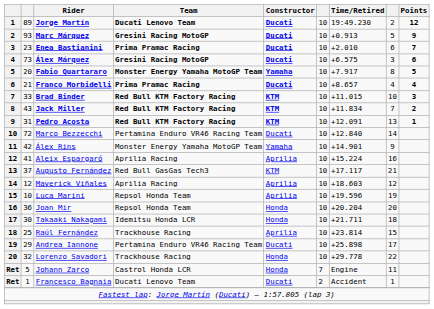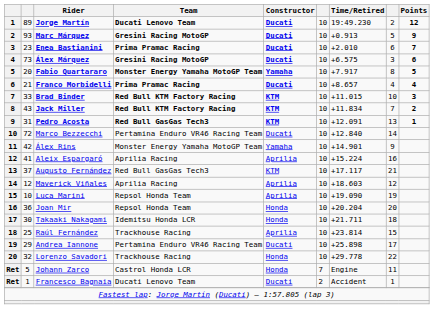(175, 122) Red Bull KTM Factory Racing -> (162, 122) Red Bull GasGas Tech3
(347, 196) +19.596 -> (347, 196) +19.090
